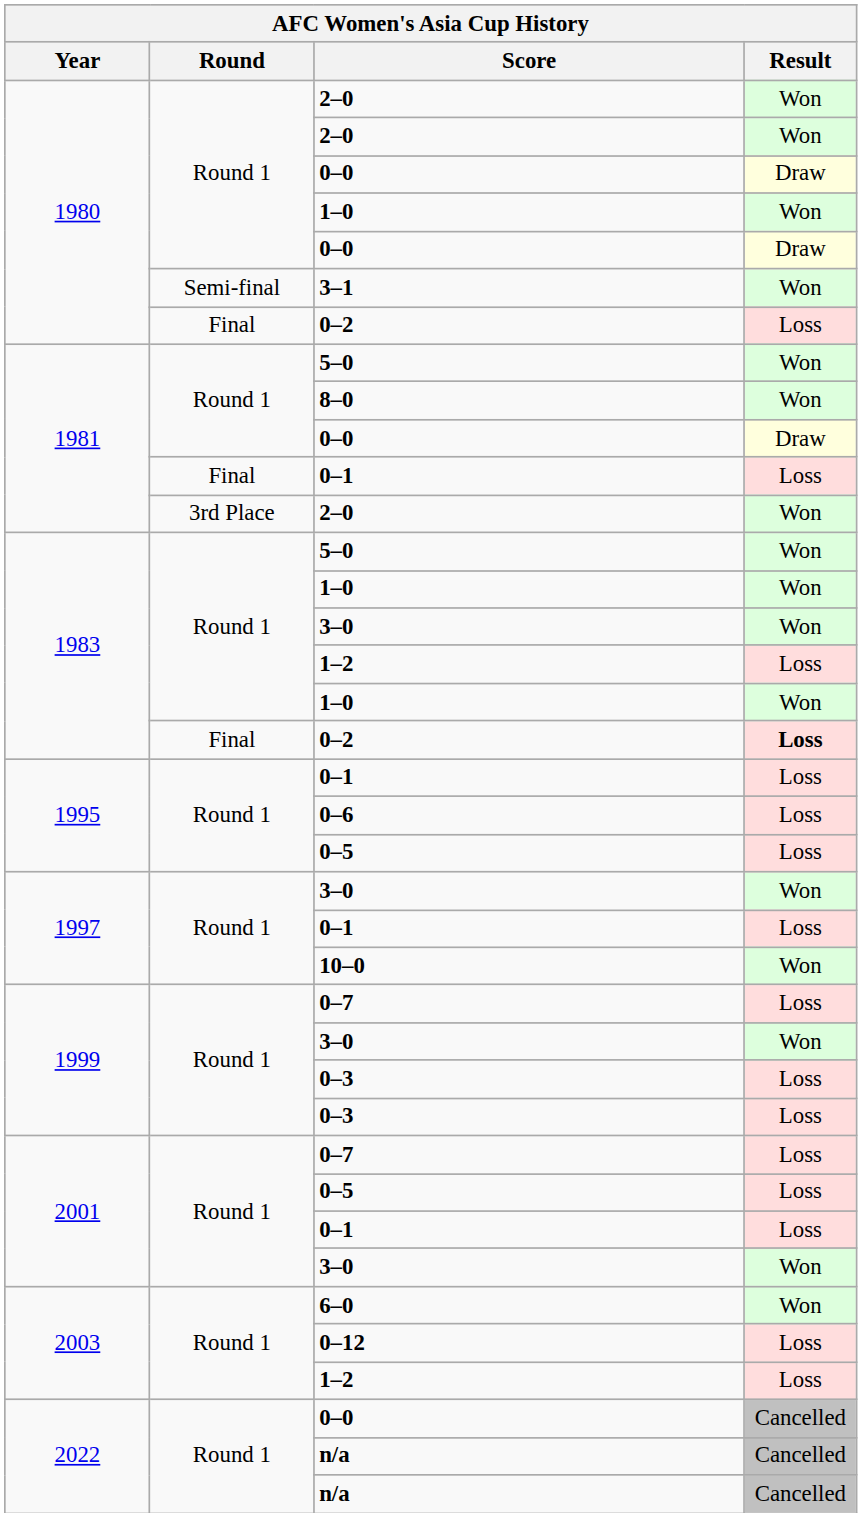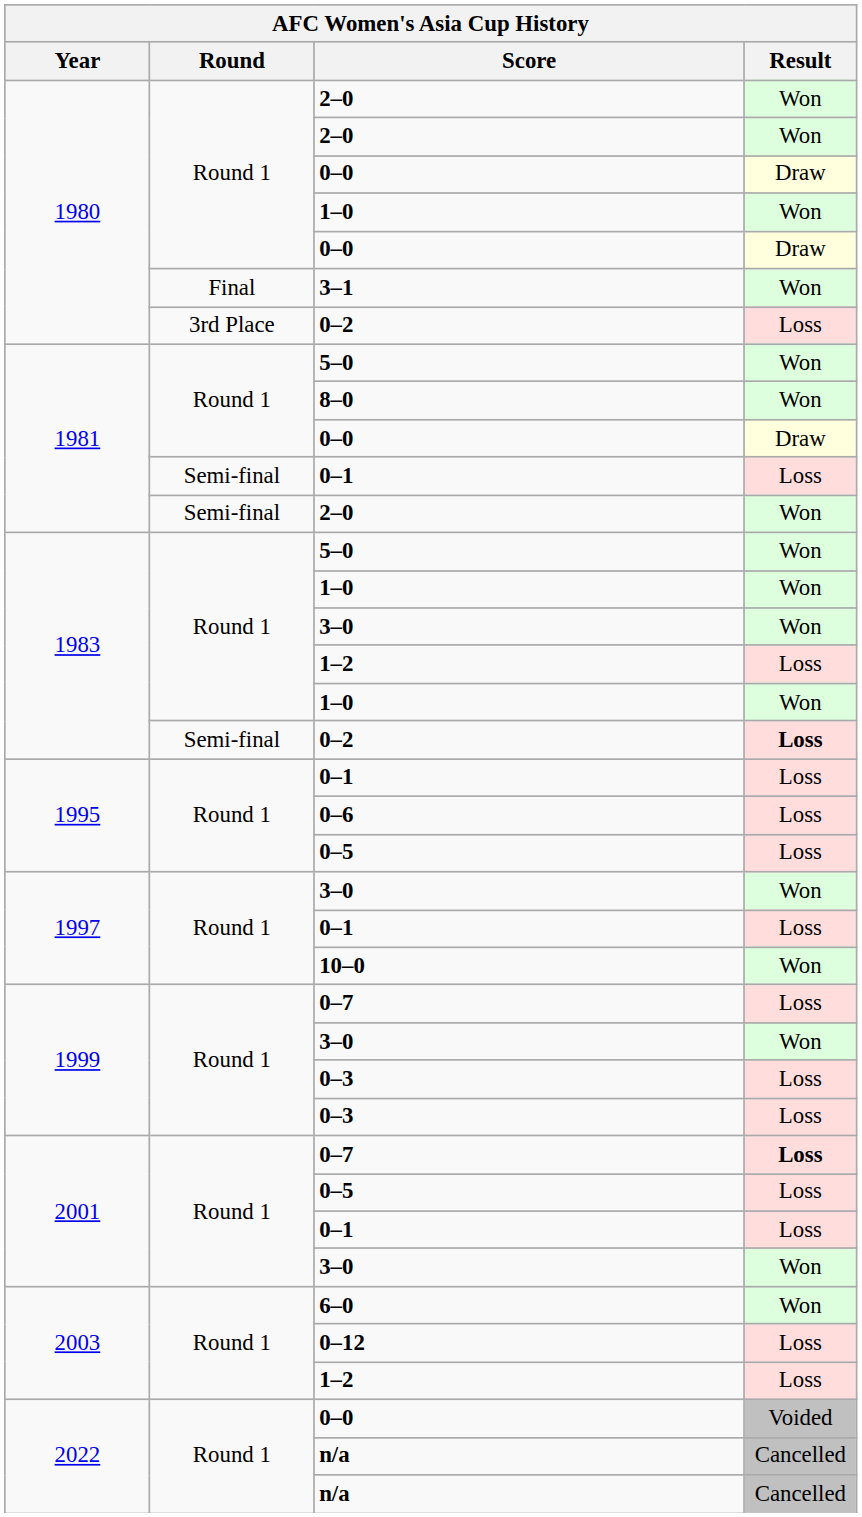(232, 286) Semi-final -> (232, 286) Final
(232, 324) Final -> (232, 324) 3rd Place
(232, 475) Final -> (232, 475) Semi-final
(232, 512) 3rd Place -> (232, 512) Semi-final
(232, 739) Final -> (232, 739) Semi-final
(800, 1153) normal -> (800, 1153) bold
(800, 1417) Cancelled -> (800, 1417) Voided
